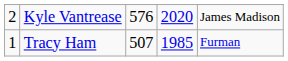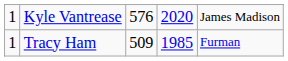(12, 17) 2 -> (12, 17) 1
(141, 42) 507 -> (141, 42) 509
